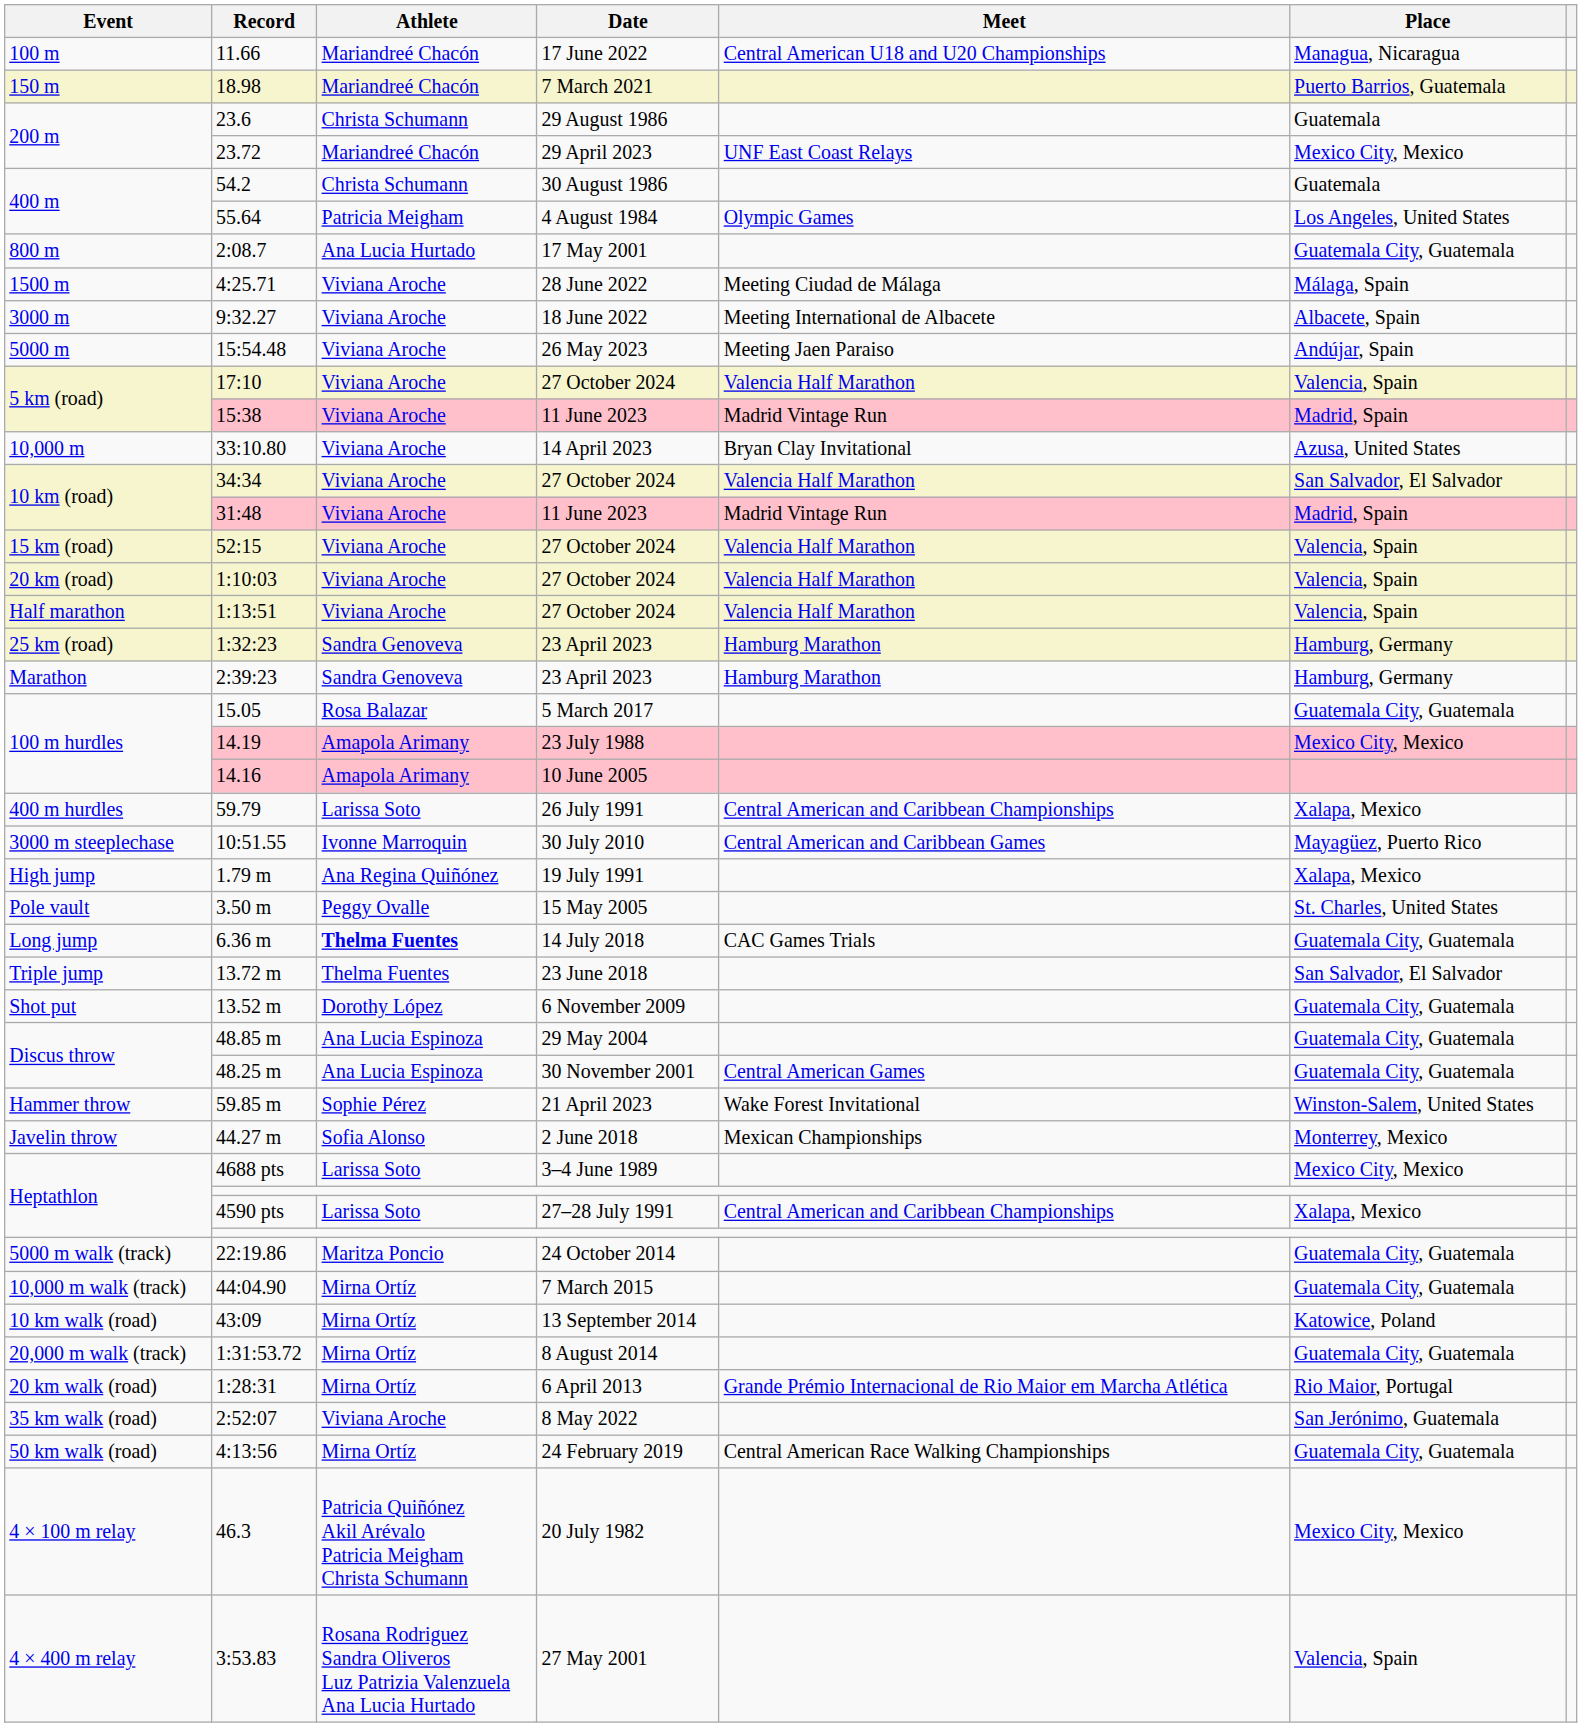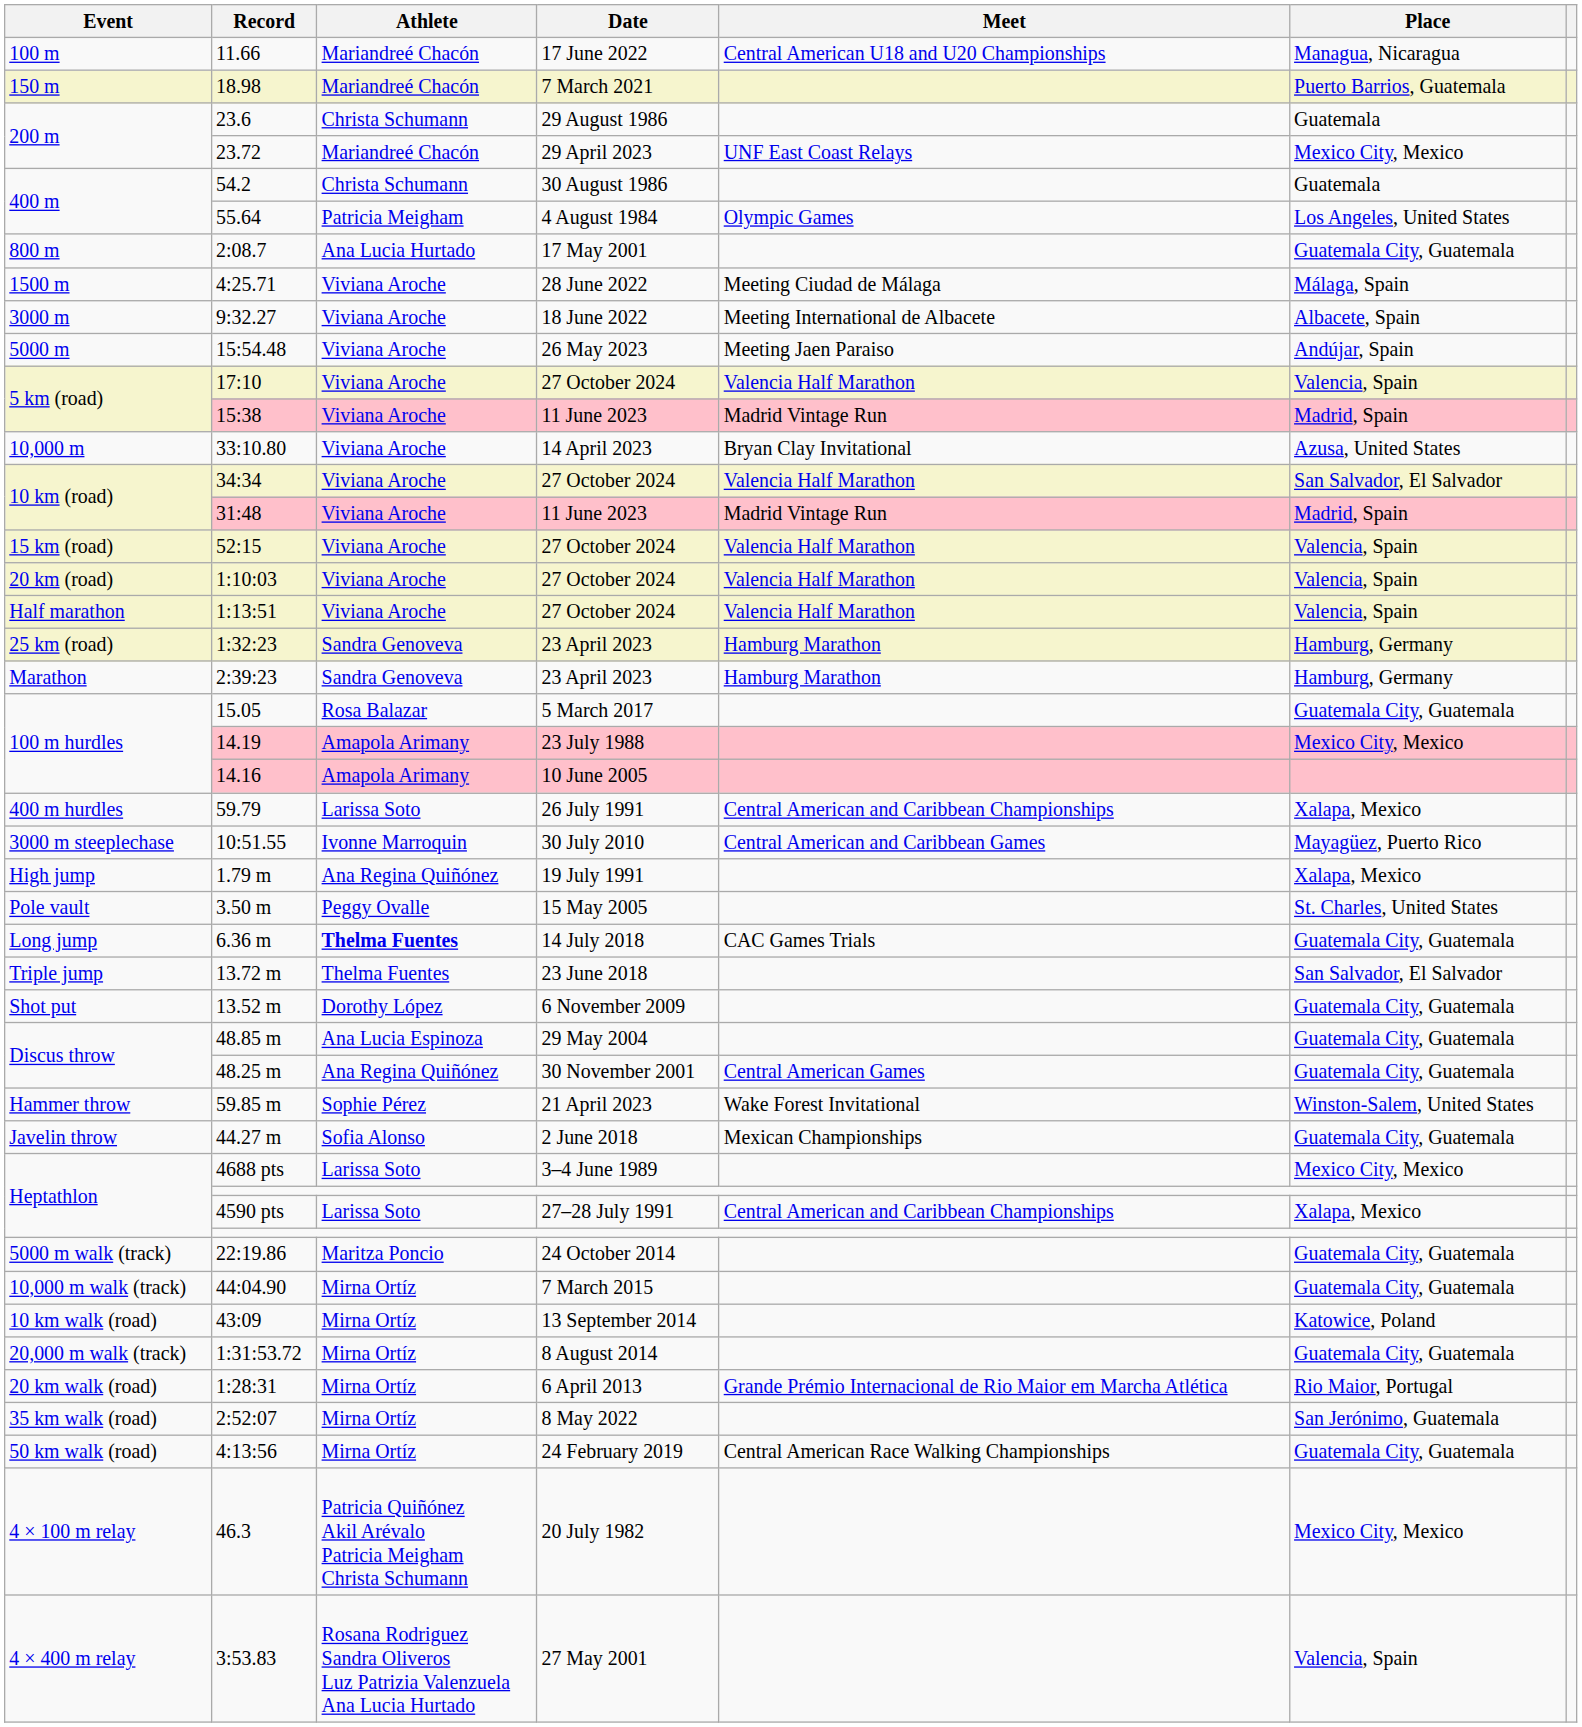(402, 1071) Ana Lucia Espinoza -> (410, 1071) Ana Regina Quiñónez
(1371, 1137) Monterrey, Mexico -> (1404, 1137) Guatemala City, Guatemala
(384, 1418) Viviana Aroche -> (369, 1418) Mirna Ortíz
